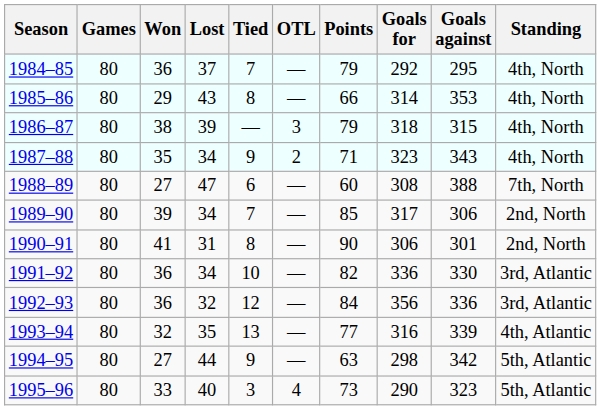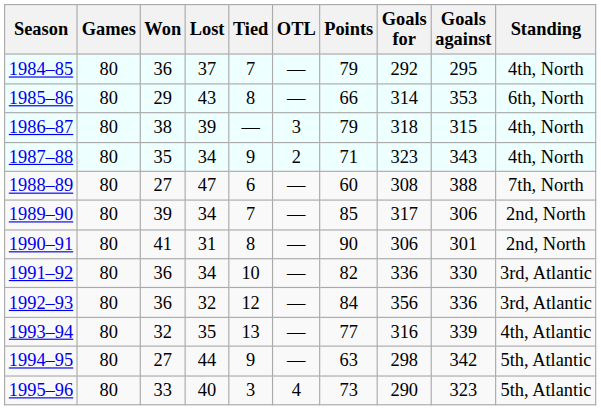(546, 98) 4th, North -> (546, 98) 6th, North
